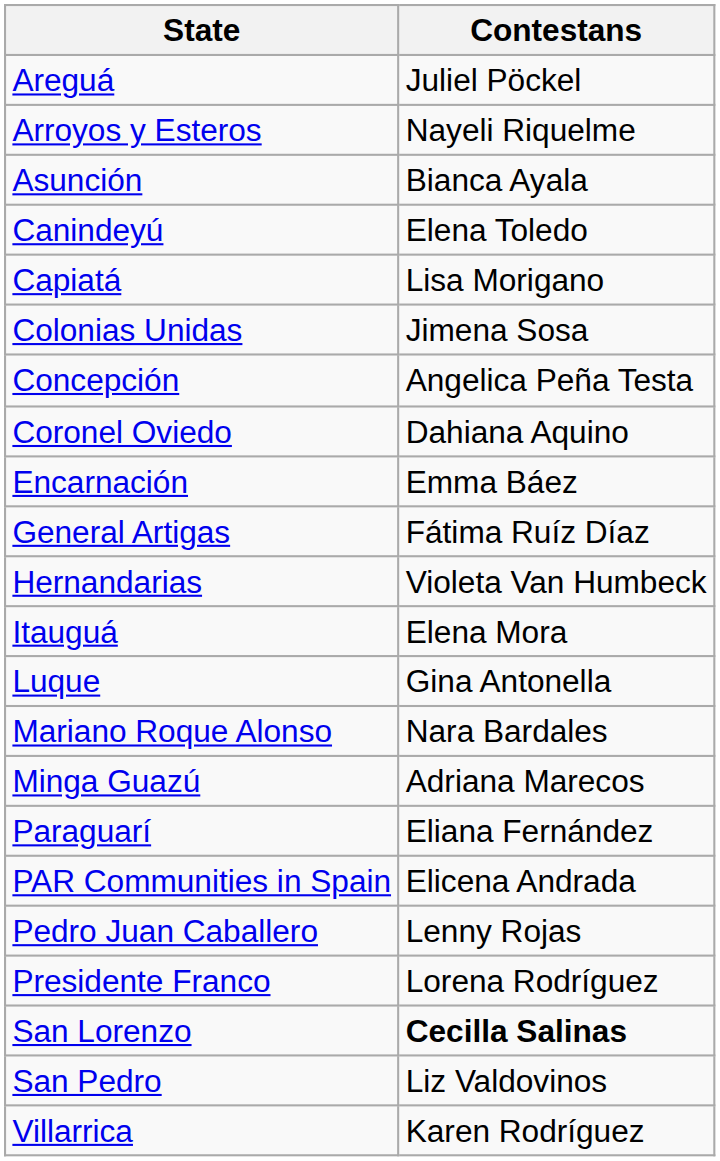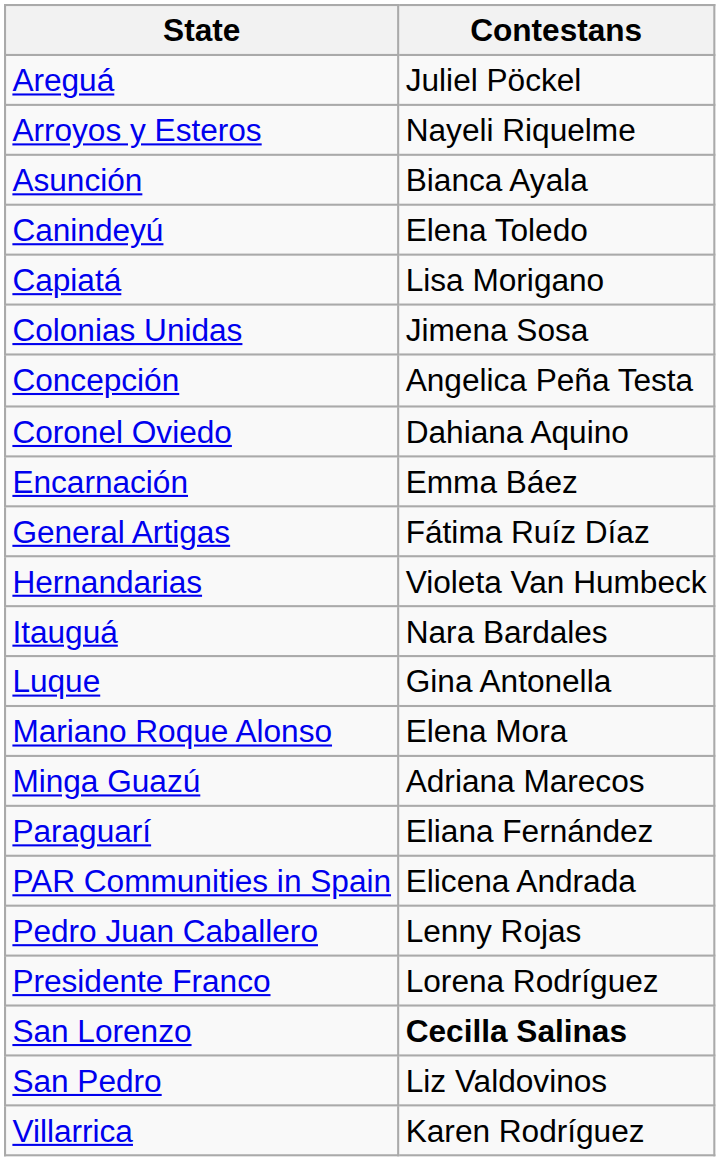(487, 631) Elena Mora -> (507, 631) Nara Bardales
(507, 731) Nara Bardales -> (487, 731) Elena Mora
